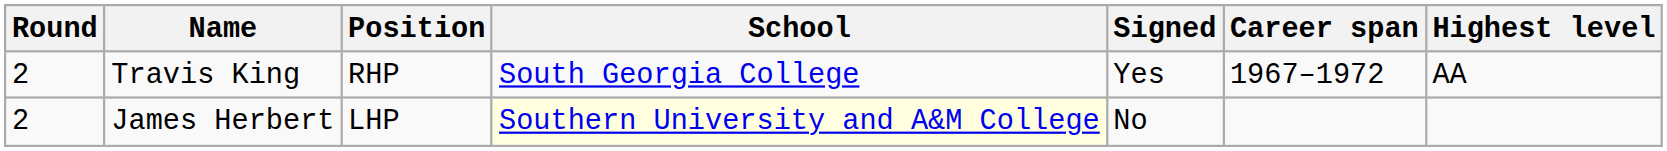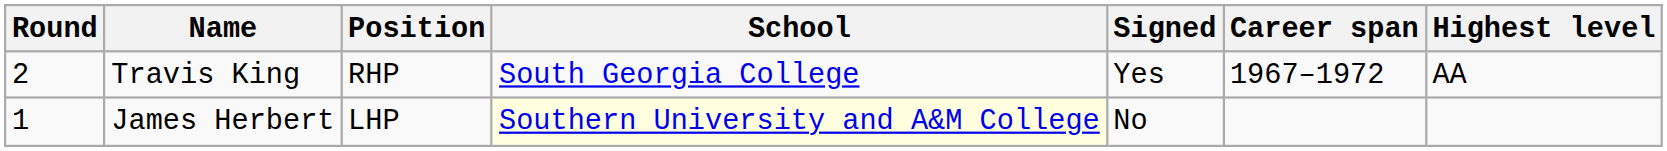(20, 122) 2 -> (20, 122) 1
